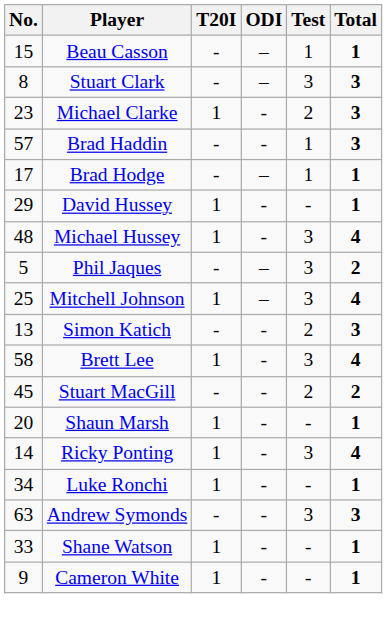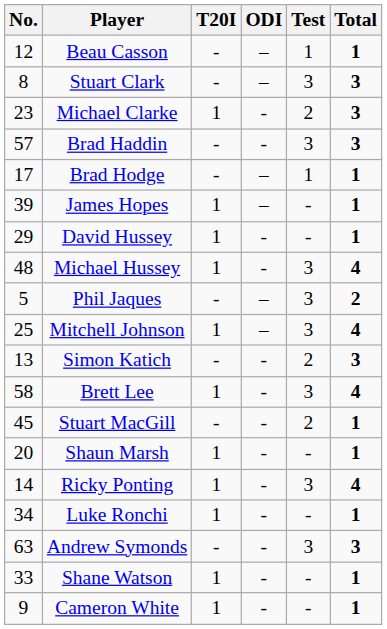(23, 50) 15 -> (23, 50) 12
(308, 143) 1 -> (308, 143) 3
+ row: (117, 205)
(356, 391) 2 -> (356, 422) 1
